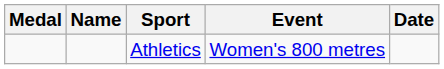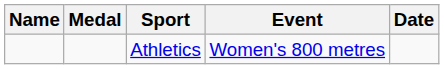columns swapped: (35, 20) <-> (96, 20)
